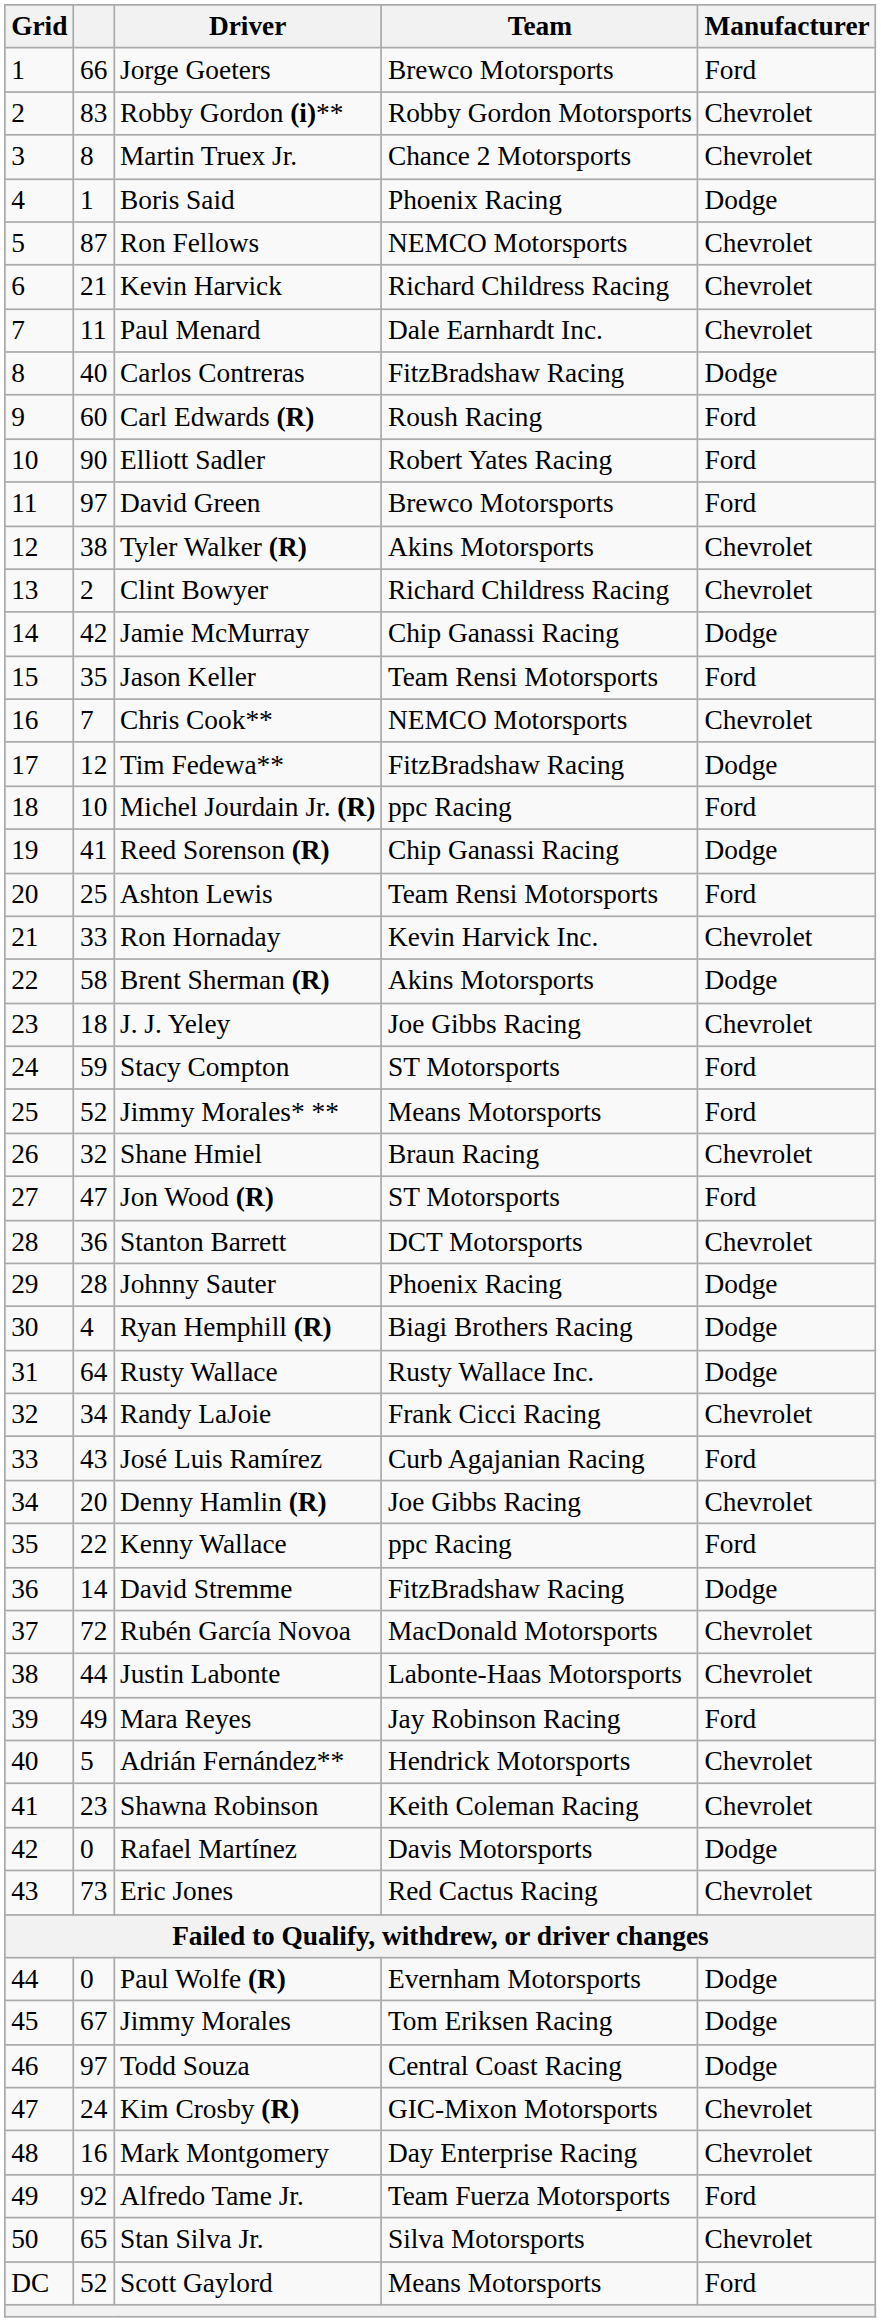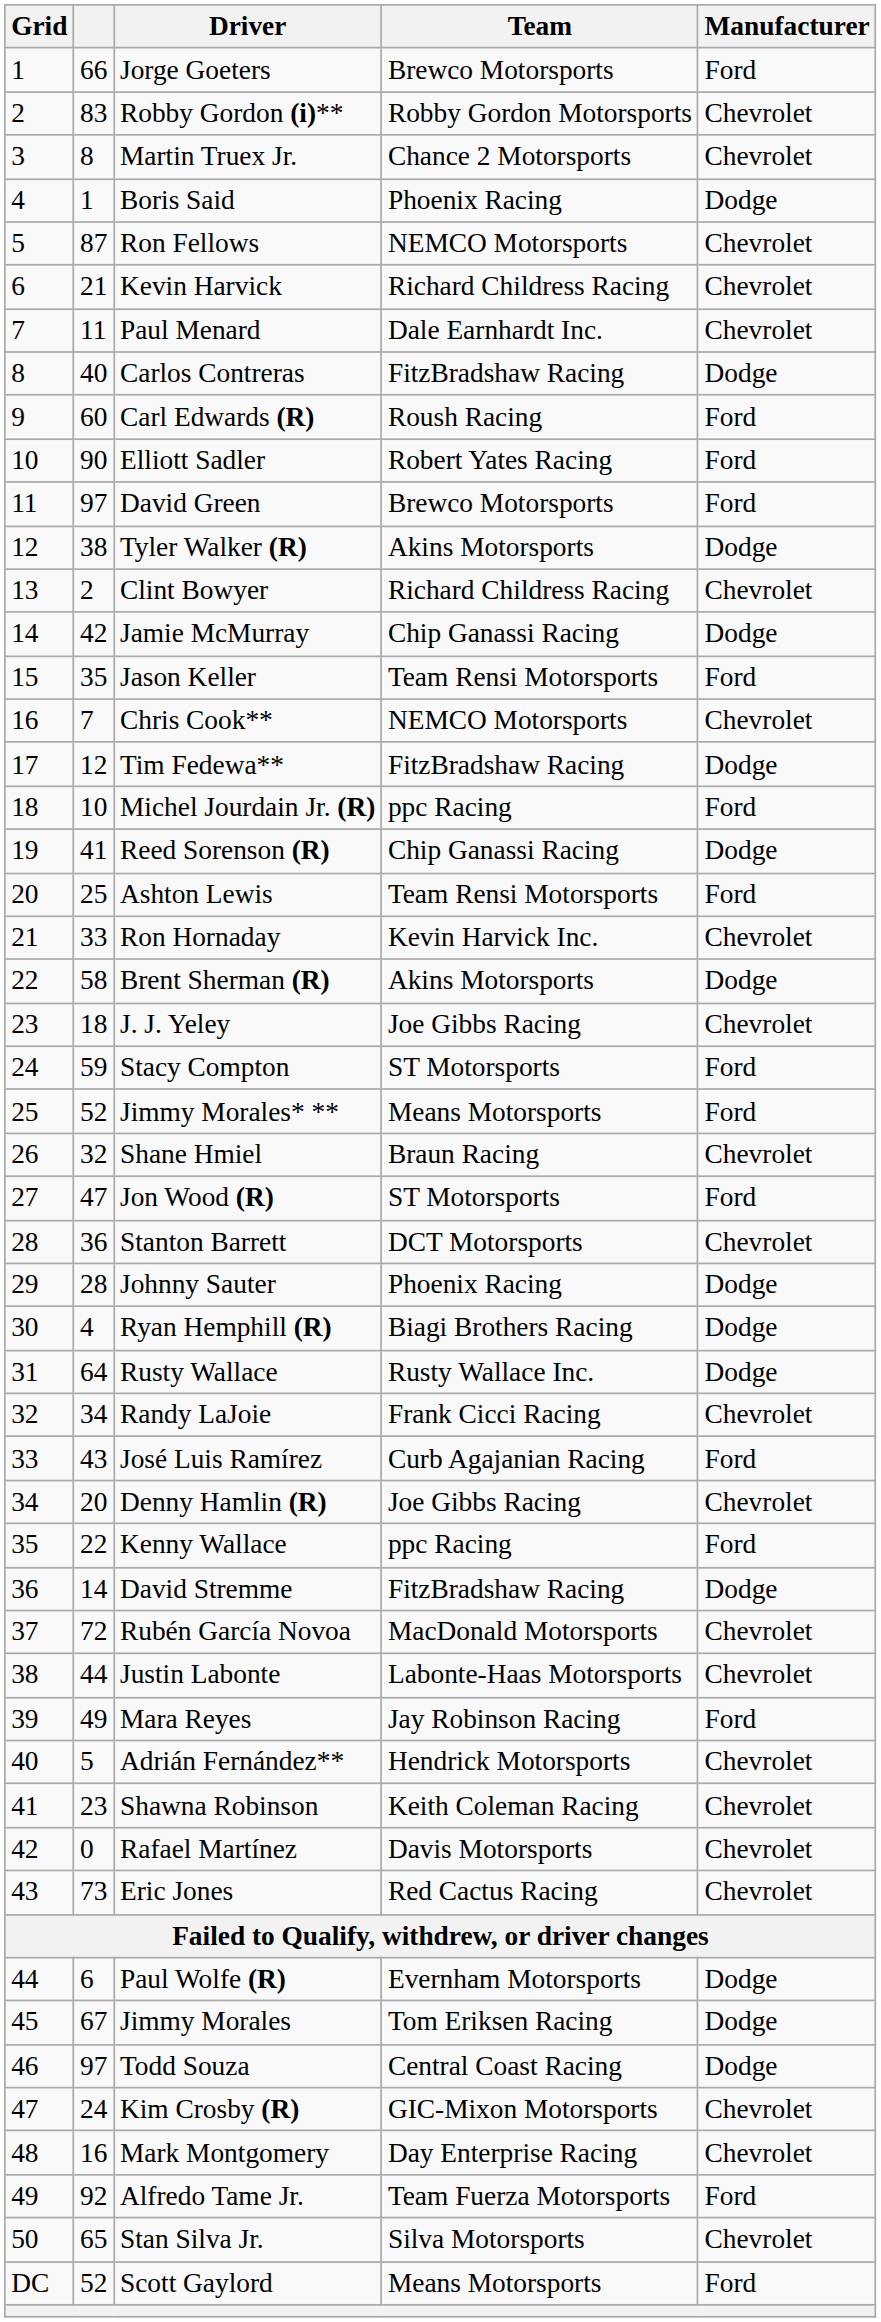(758, 546) Chevrolet -> (741, 546) Dodge
(741, 1848) Dodge -> (758, 1848) Chevrolet
(87, 1978) 0 -> (87, 1978) 6
